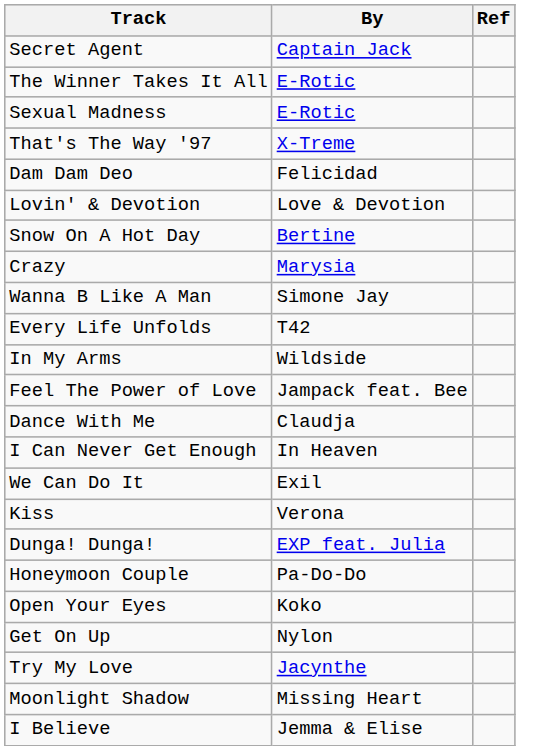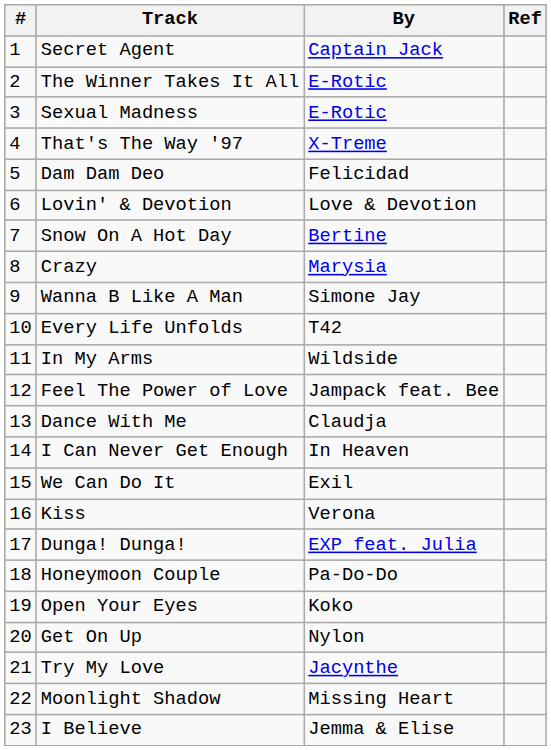+ column: (21, 20)
